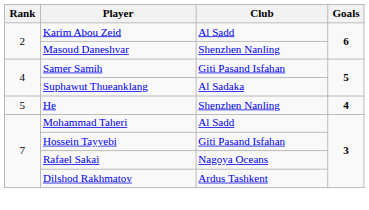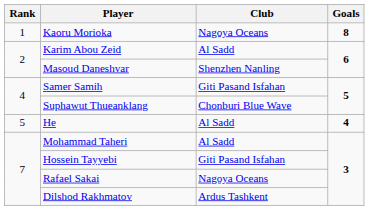+ row: (77, 32)
(221, 87) Al Sadaka -> (245, 105) Chonburi Blue Wave
(239, 105) Shenzhen Nanling -> (216, 123) Al Sadd
